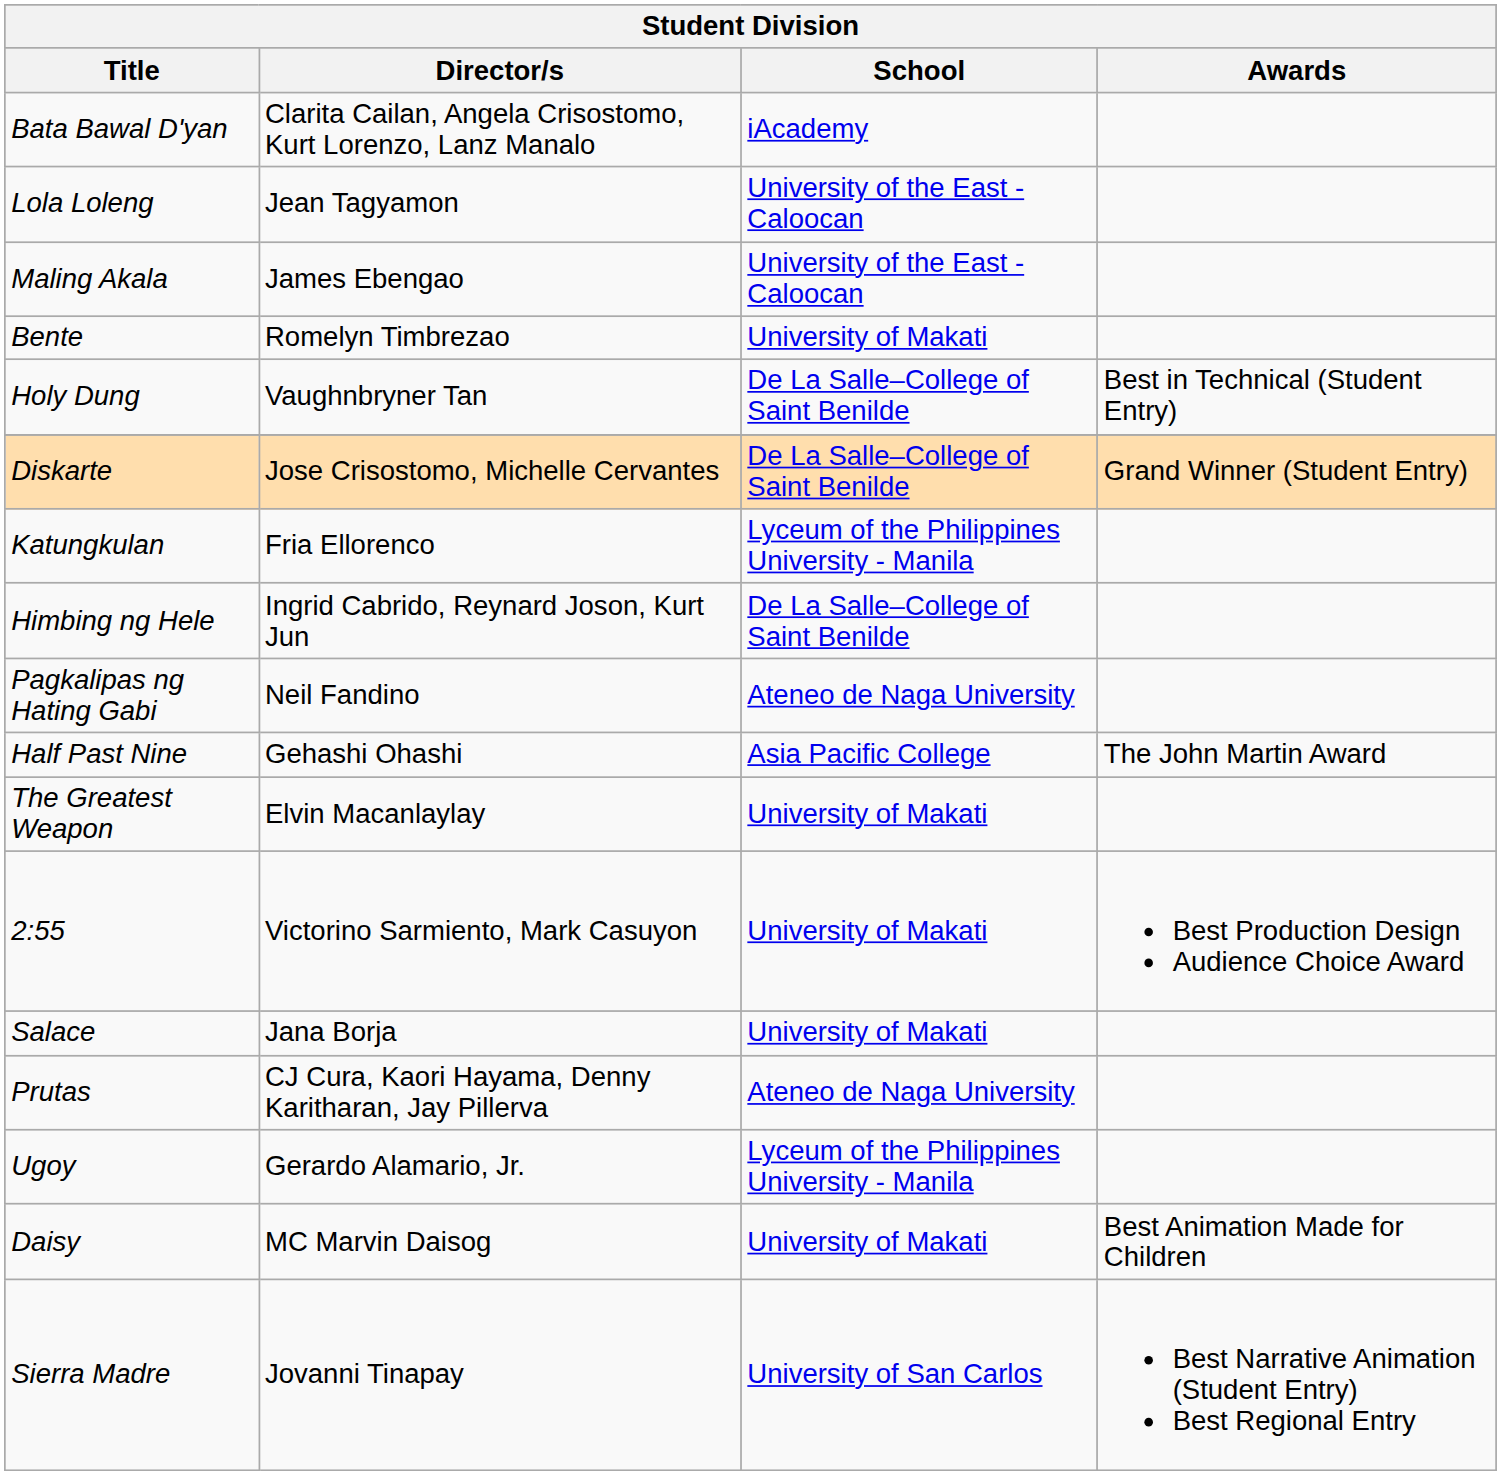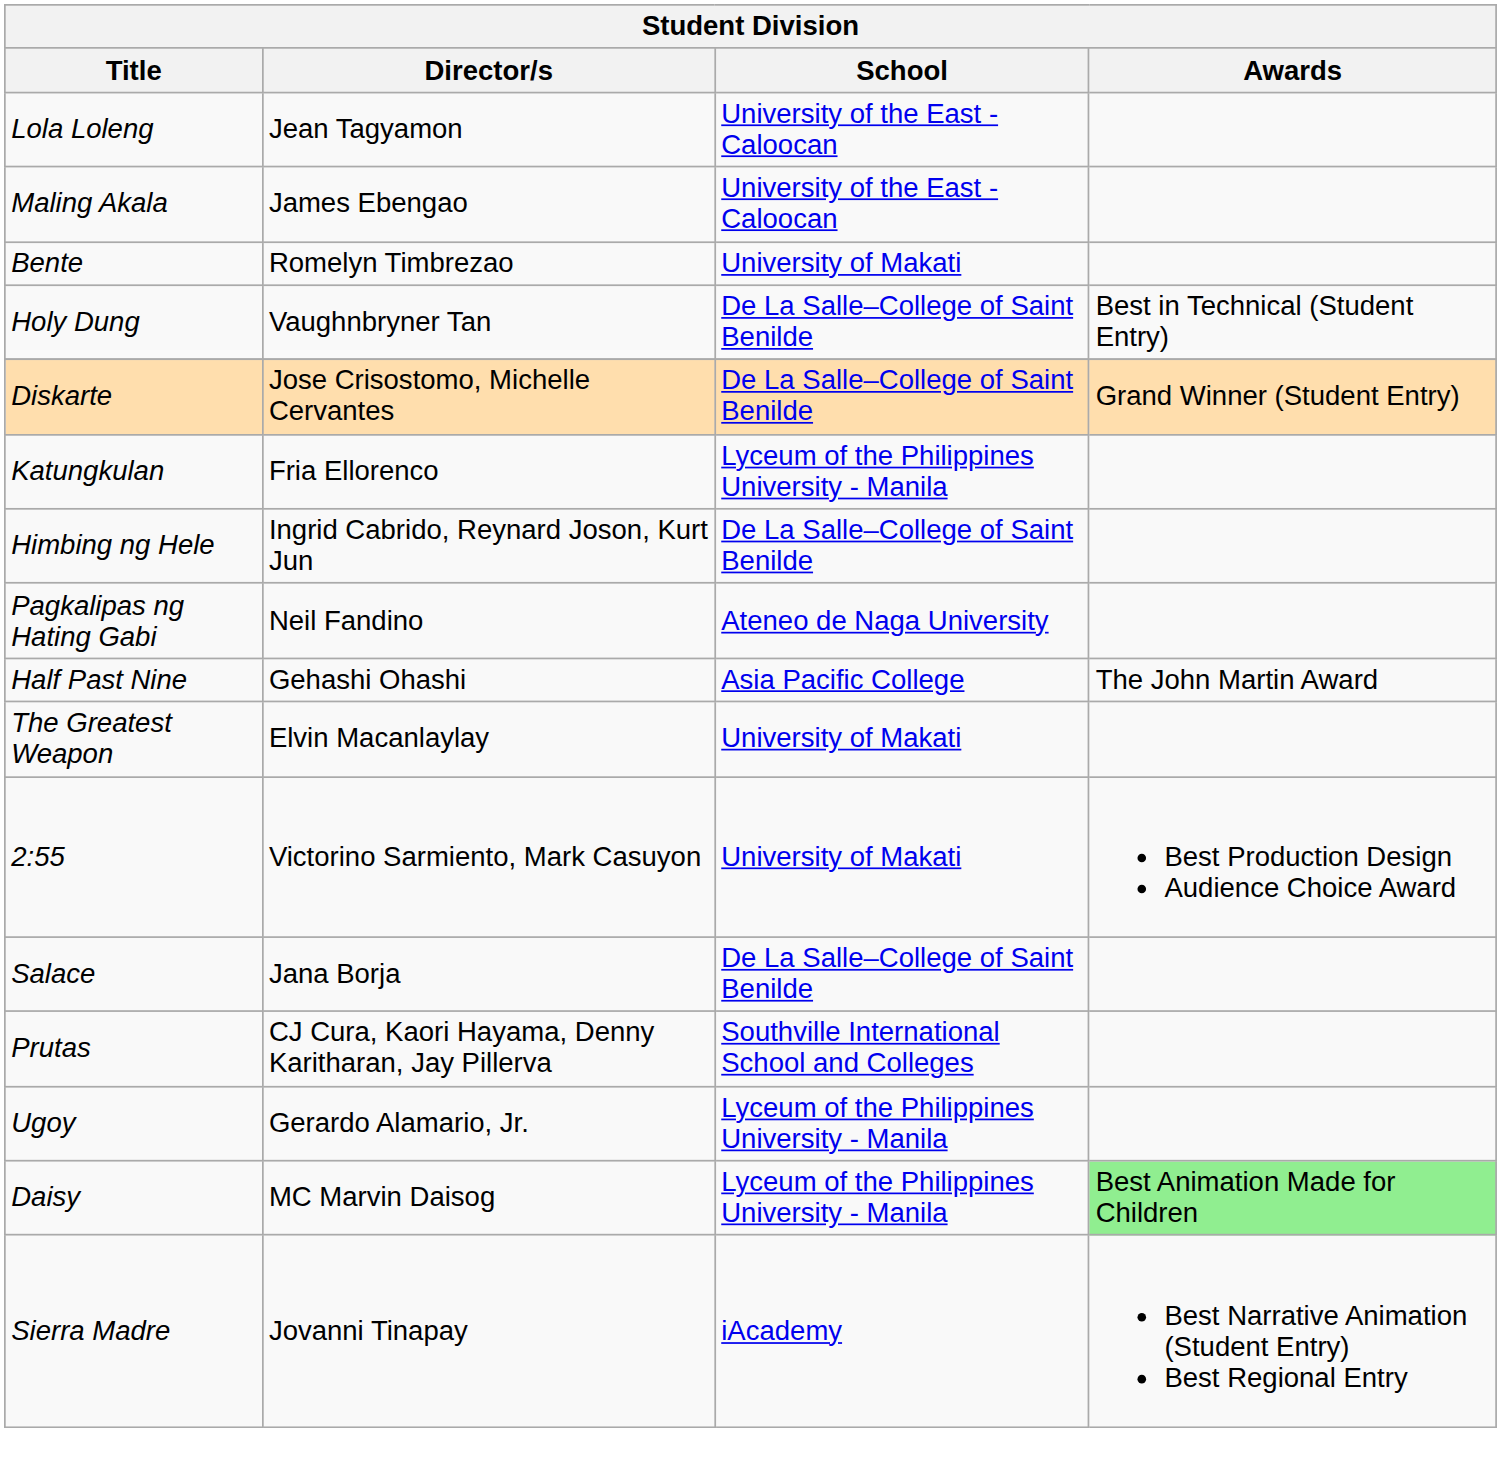- row: (119, 129)
(867, 1032) University of Makati -> (897, 973) De La Salle–College of Saint Benilde
(911, 1092) Ateneo de Naga University -> (860, 1048) Southville International School and Colleges
(867, 1241) University of Makati -> (878, 1197) Lyceum of the Philippines University - Manila
(1254, 1241) no background -> (1246, 1197) lightgreen background
(895, 1374) University of San Carlos -> (782, 1330) iAcademy
